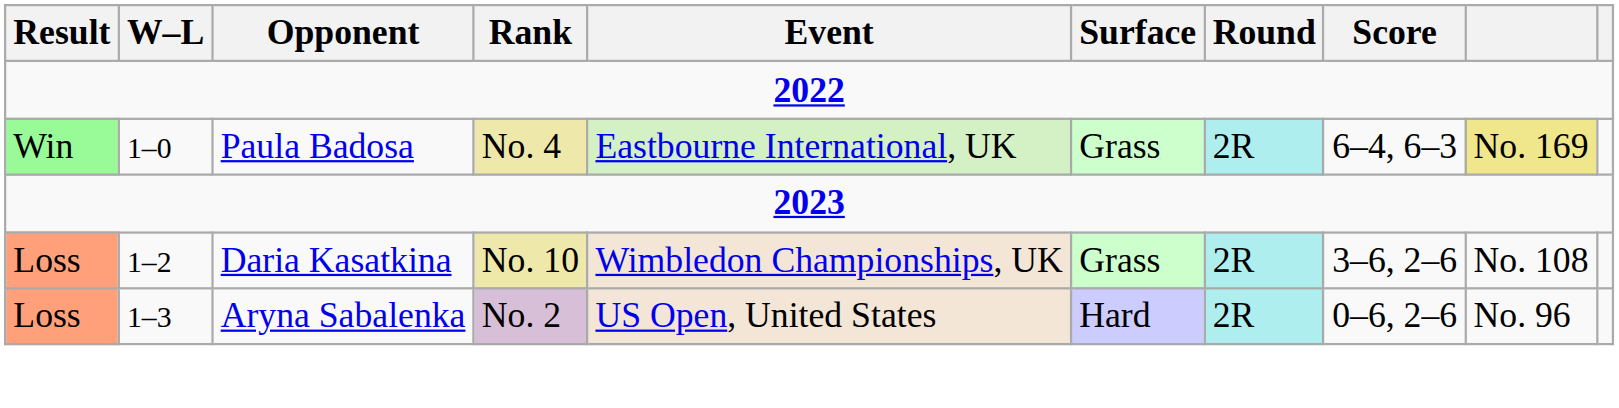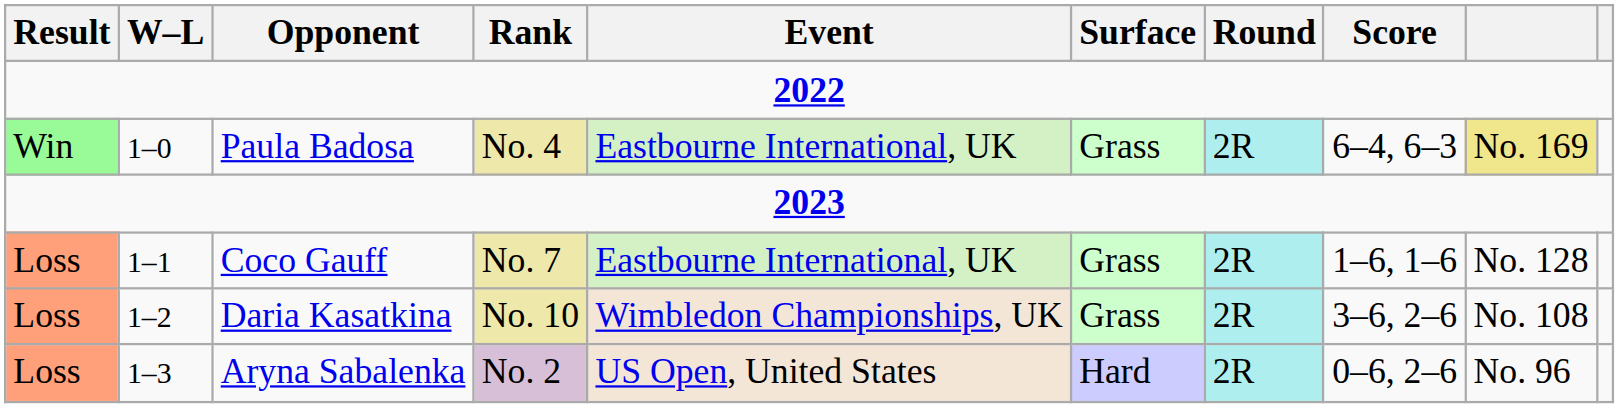+ row: (304, 259)
